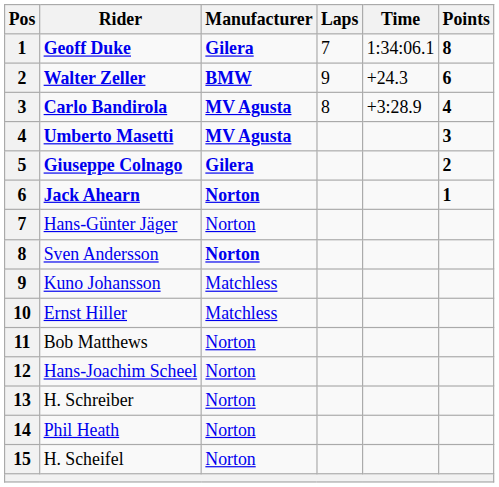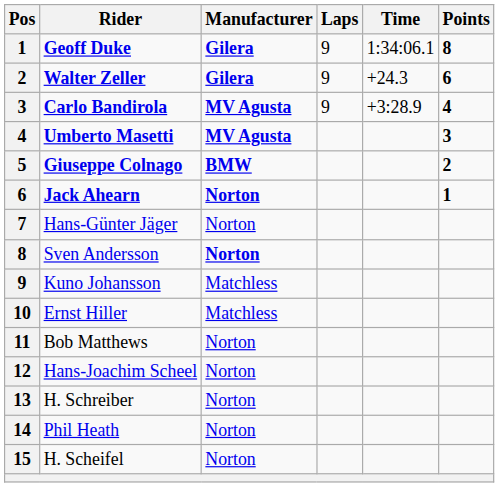(325, 48) 7 -> (325, 48) 9
(229, 77) BMW -> (230, 77) Gilera
(325, 107) 8 -> (325, 107) 9
(230, 165) Gilera -> (229, 165) BMW
